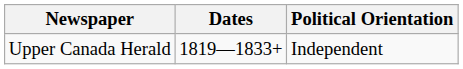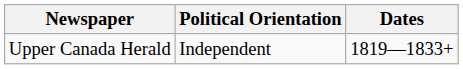columns swapped: (231, 19) <-> (372, 19)
